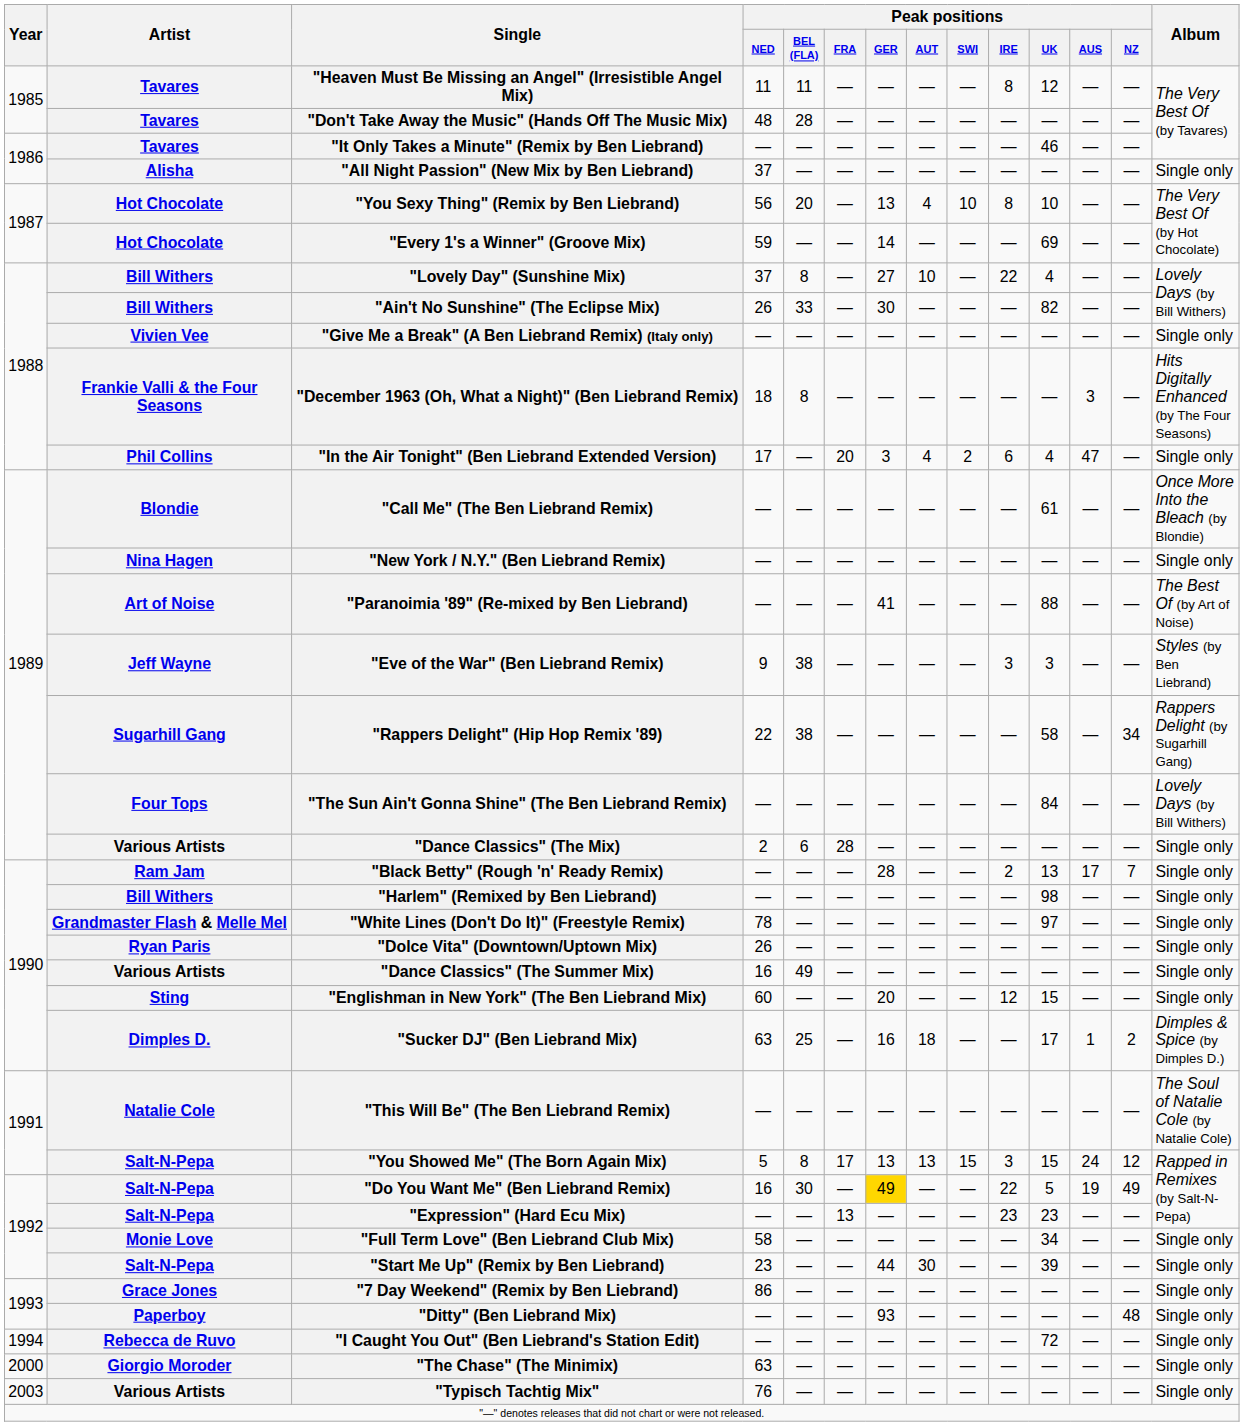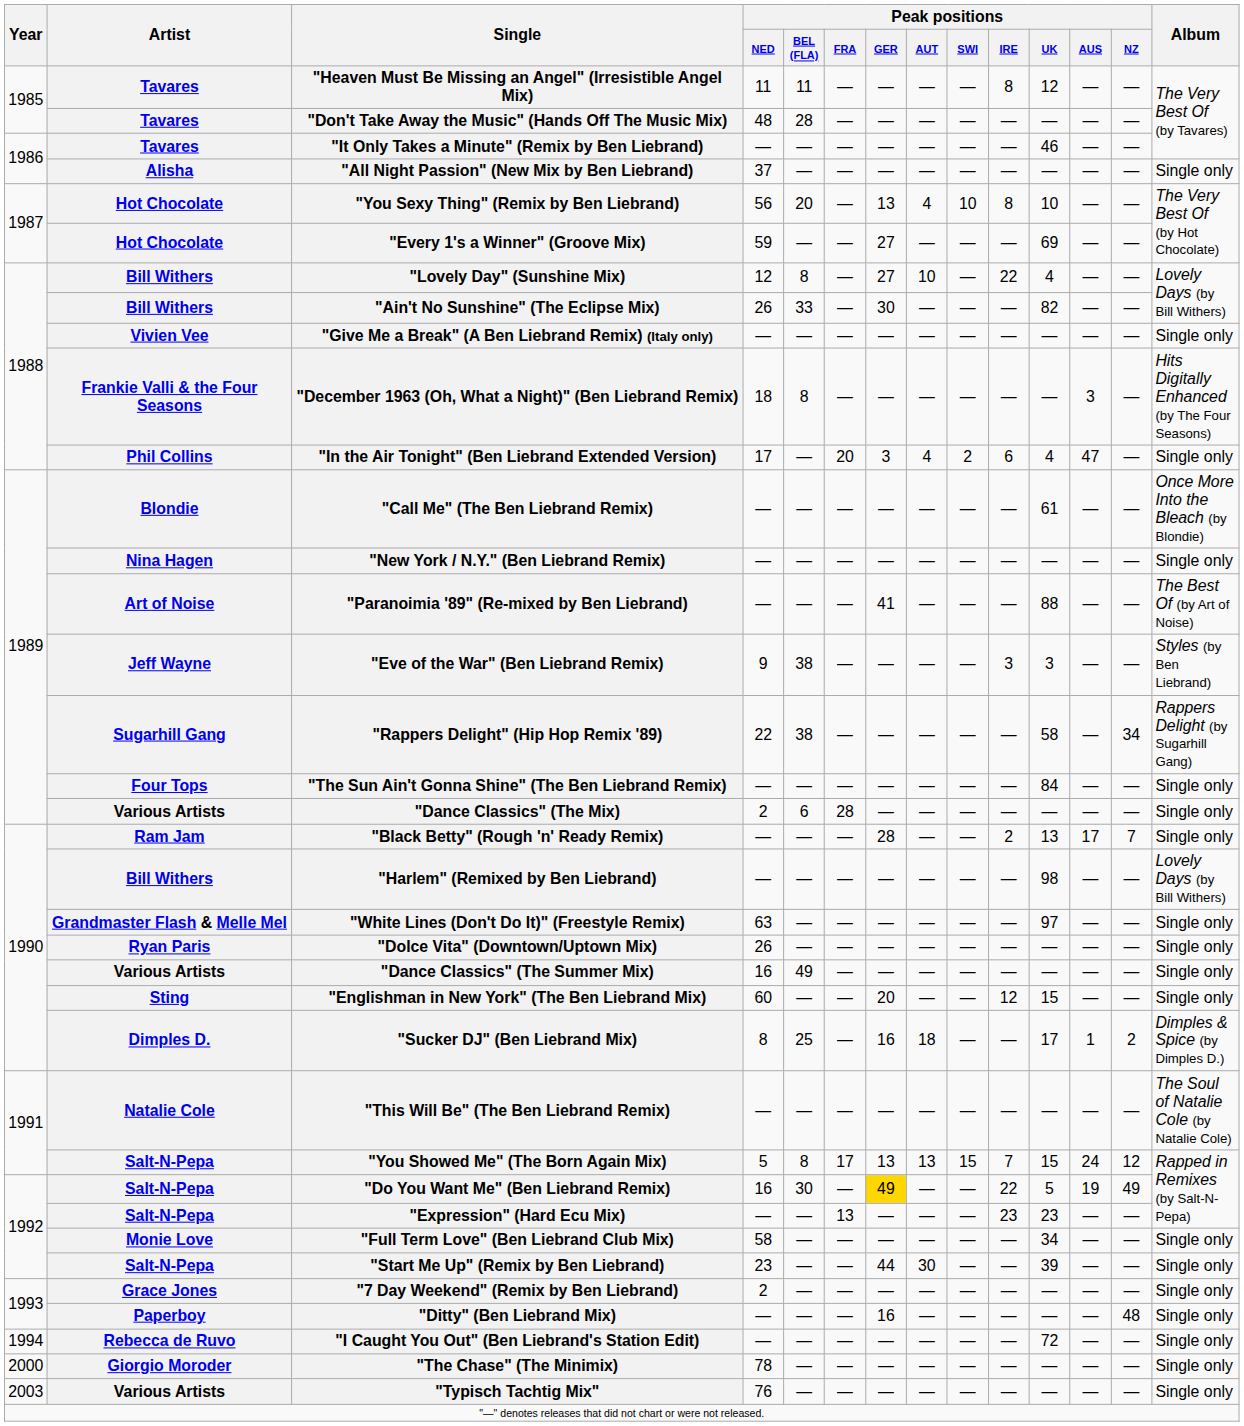(886, 242) 14 -> (886, 242) 27
(763, 277) 37 -> (763, 277) 12
(1191, 804) Lovely Days (by Bill Withers) -> (1194, 786) Single only
(1194, 897) Single only -> (1191, 879) Lovely Days (by Bill Withers)
(763, 922) 78 -> (763, 922) 63
(763, 1040) 63 -> (763, 1040) 8
(1009, 1162) 3 -> (1009, 1162) 7
(763, 1291) 86 -> (763, 1291) 2
(886, 1316) 93 -> (886, 1316) 16
(763, 1366) 63 -> (763, 1366) 78
